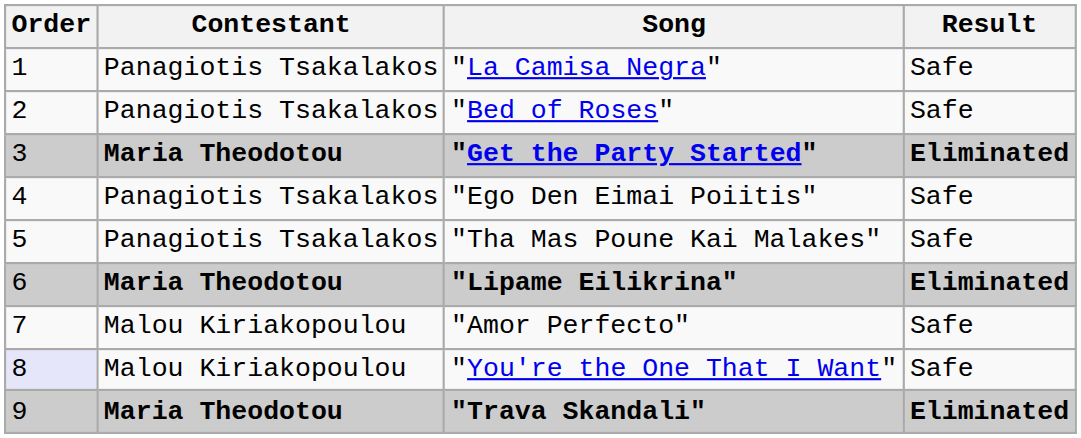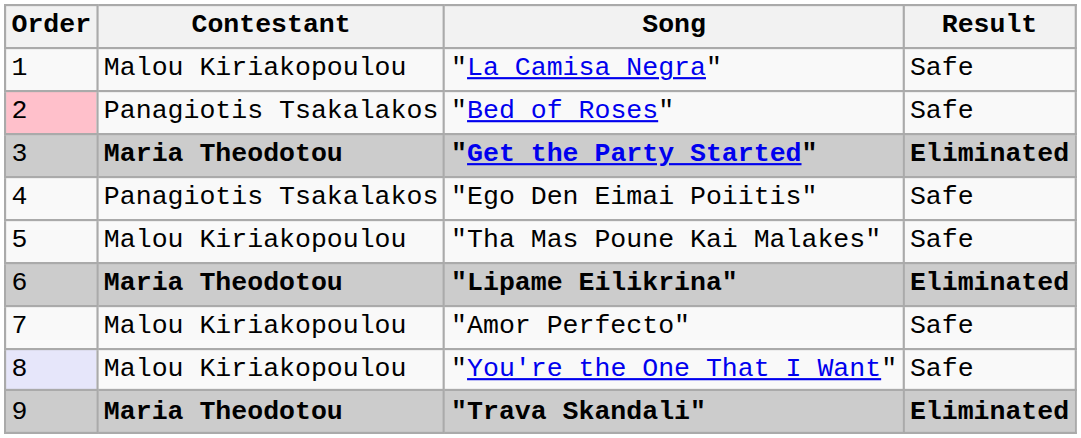(271, 70) Panagiotis Tsakalakos -> (255, 70) Malou Kiriakopoulou
(19, 113) no background -> (19, 113) pink background
(271, 241) Panagiotis Tsakalakos -> (255, 241) Malou Kiriakopoulou
